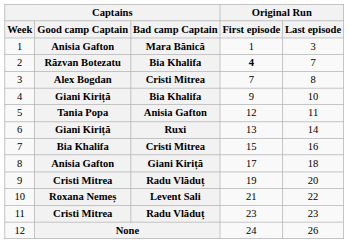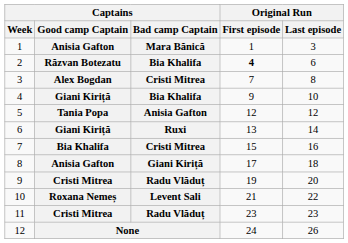(313, 63) 7 -> (313, 63) 6
(313, 113) 11 -> (313, 113) 12
